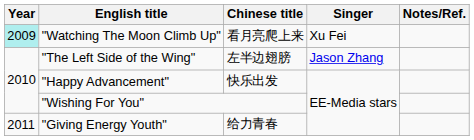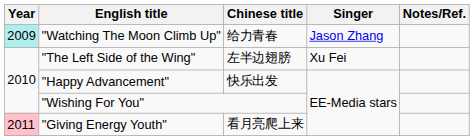(265, 35) 看月亮爬上来 -> (252, 35) 给力青春
(328, 36) Xu Fei -> (346, 36) Jason Zhang
(346, 58) Jason Zhang -> (328, 58) Xu Fei
(21, 124) no background -> (21, 124) pink background
(252, 124) 给力青春 -> (265, 124) 看月亮爬上来
